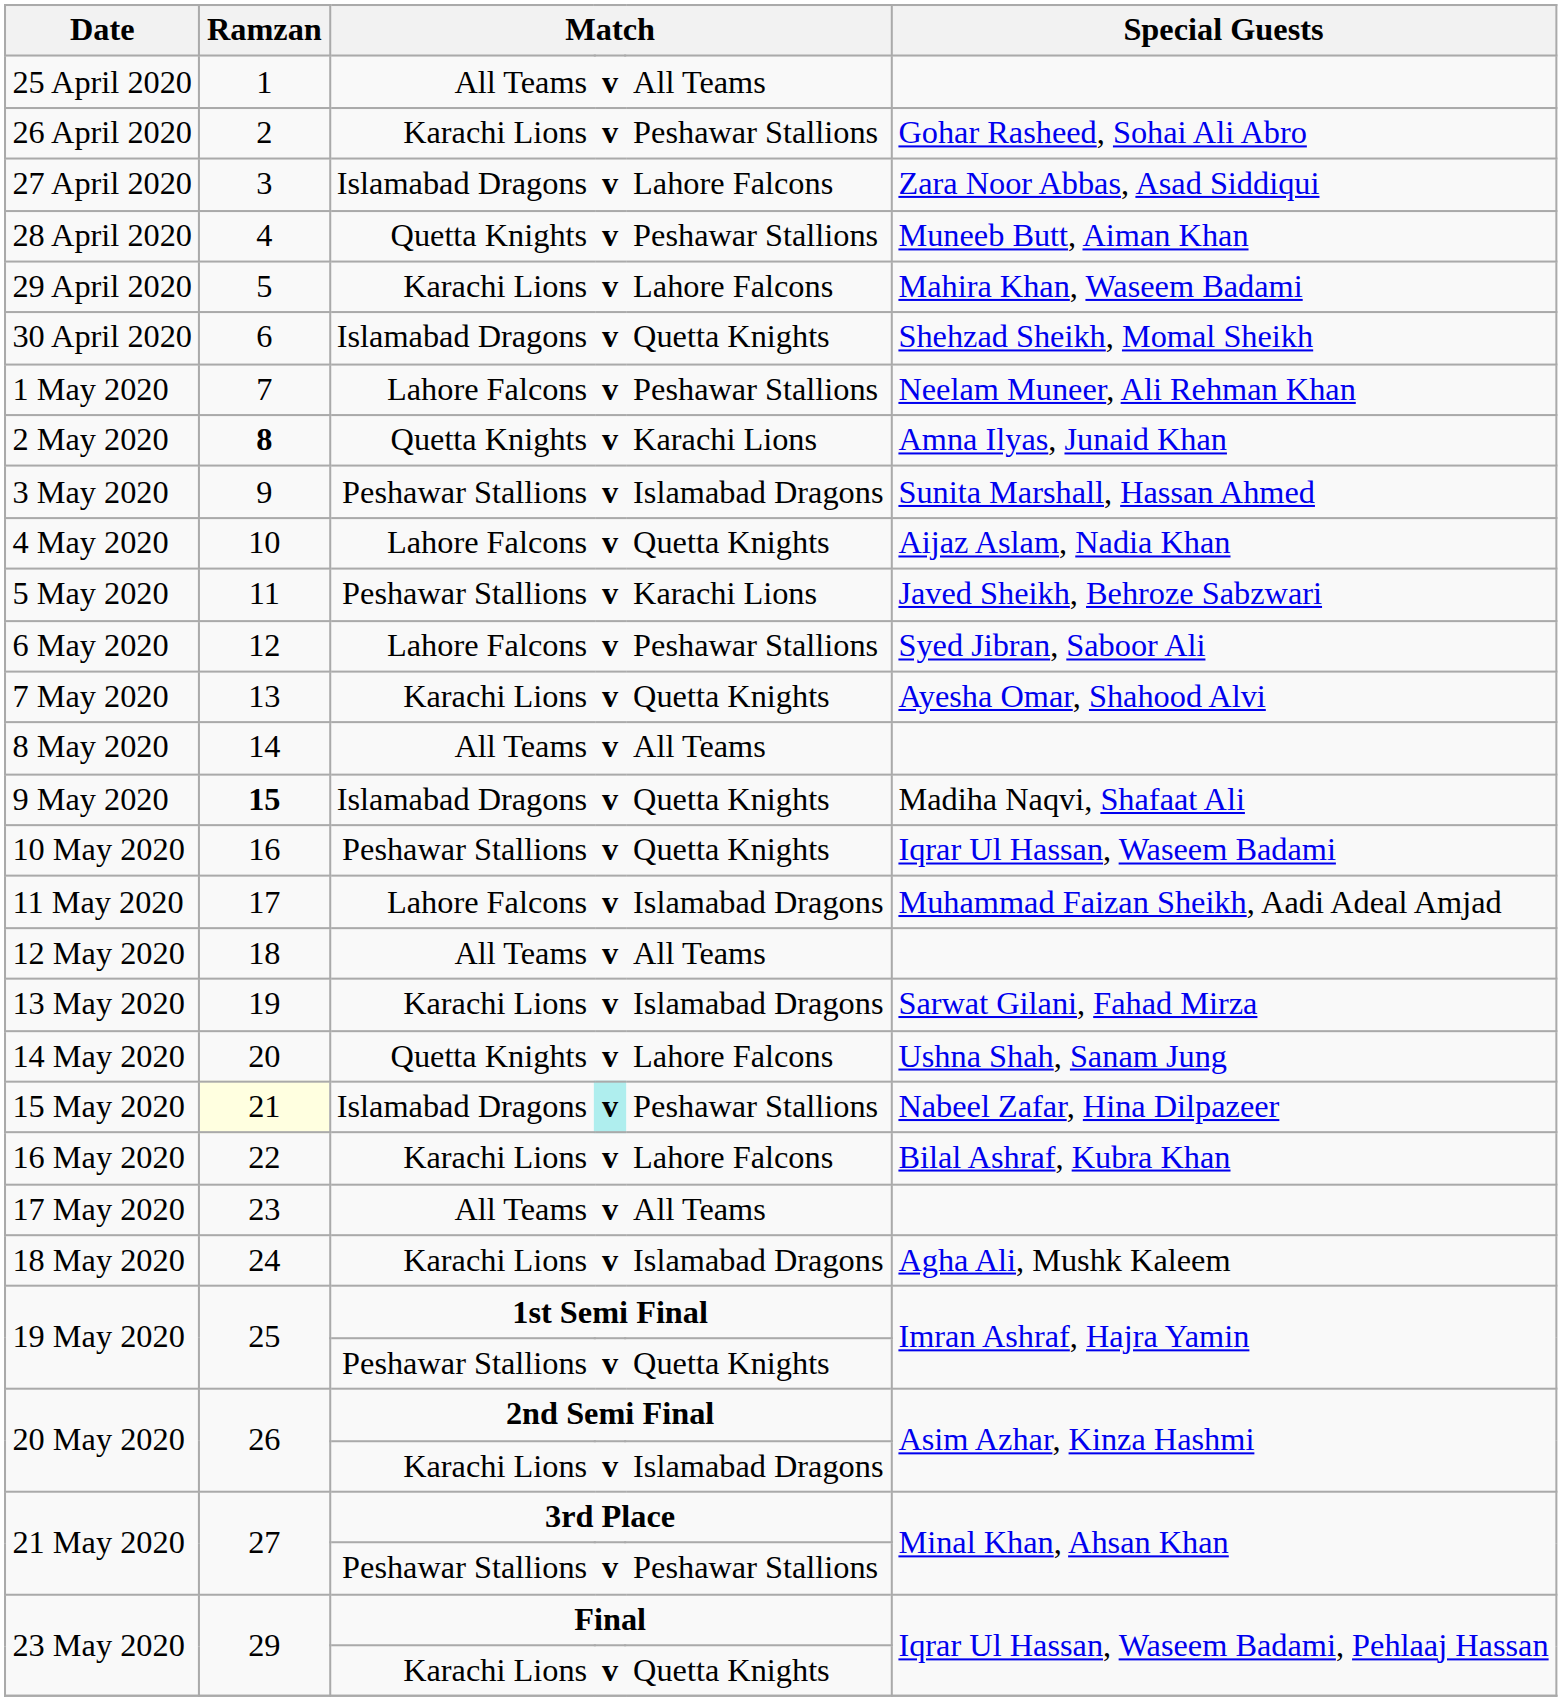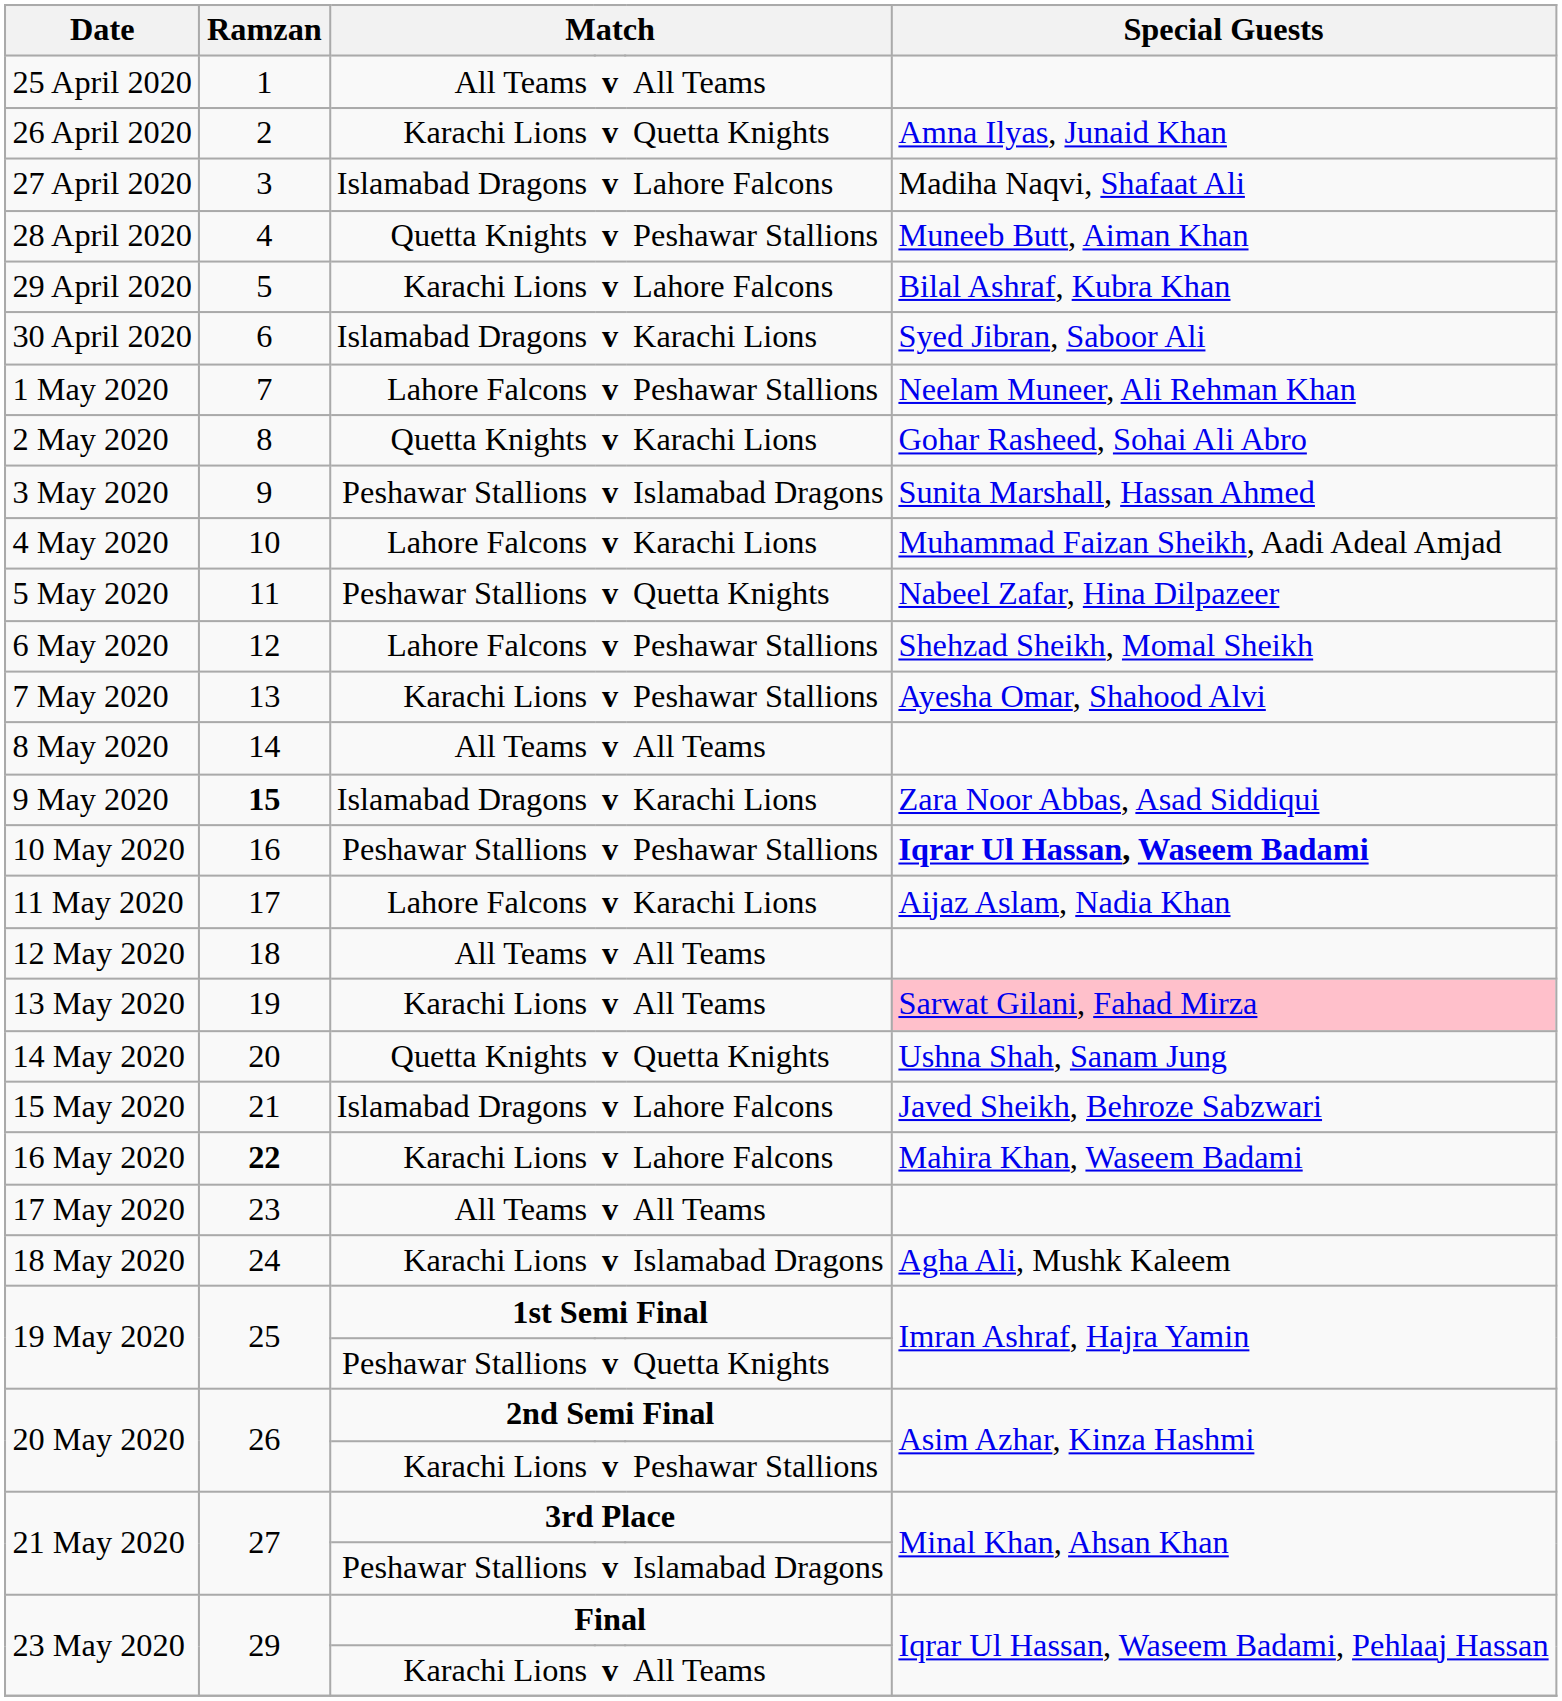(756, 132) Peshawar Stallions -> (731, 132) Quetta Knights
(1103, 132) Gohar Rasheed, Sohai Ali Abro -> (1063, 132) Amna Ilyas, Junaid Khan
(1109, 183) Zara Noor Abbas, Asad Siddiqui -> (1072, 183) Madiha Naqvi, Shafaat Ali
(1101, 286) Mahira Khan, Waseem Badami -> (1064, 286) Bilal Ashraf, Kubra Khan
(731, 337) Quetta Knights -> (725, 337) Karachi Lions
(1106, 337) Shehzad Sheikh, Momal Sheikh -> (1052, 337) Syed Jibran, Saboor Ali
(264, 440) bold -> (264, 440) normal
(1063, 440) Amna Ilyas, Junaid Khan -> (1103, 440) Gohar Rasheed, Sohai Ali Abro
(731, 542) Quetta Knights -> (725, 542) Karachi Lions
(1064, 542) Aijaz Aslam, Nadia Khan -> (1200, 542) Muhammad Faizan Sheikh, Aadi Adeal Amjad
(725, 593) Karachi Lions -> (731, 593) Quetta Knights
(1110, 593) Javed Sheikh, Behroze Sabzwari -> (1089, 593) Nabeel Zafar, Hina Dilpazeer
(1052, 645) Syed Jibran, Saboor Ali -> (1106, 645) Shehzad Sheikh, Momal Sheikh
(731, 696) Quetta Knights -> (756, 696) Peshawar Stallions
(731, 798) Quetta Knights -> (725, 798) Karachi Lions
(1072, 798) Madiha Naqvi, Shafaat Ali -> (1109, 798) Zara Noor Abbas, Asad Siddiqui
(731, 850) Quetta Knights -> (756, 850) Peshawar Stallions
(1117, 850) normal -> (1134, 850) bold
(758, 901) Islamabad Dragons -> (725, 901) Karachi Lions
(1200, 901) Muhammad Faizan Sheikh, Aadi Adeal Amjad -> (1064, 901) Aijaz Aslam, Nadia Khan
(758, 1004) Islamabad Dragons -> (699, 1004) All Teams
(1078, 1004) no background -> (1078, 1004) pink background
(733, 1055) Lahore Falcons -> (731, 1055) Quetta Knights
(264, 1106) lightyellow background -> (264, 1106) no background
(610, 1106) paleturquoise background -> (610, 1106) no background
(756, 1106) Peshawar Stallions -> (733, 1106) Lahore Falcons
(1089, 1106) Nabeel Zafar, Hina Dilpazeer -> (1110, 1106) Javed Sheikh, Behroze Sabzwari
(264, 1157) normal -> (264, 1157) bold
(1064, 1157) Bilal Ashraf, Kubra Khan -> (1101, 1157) Mahira Khan, Waseem Badami
(758, 1465) Islamabad Dragons -> (756, 1465) Peshawar Stallions
(756, 1567) Peshawar Stallions -> (758, 1567) Islamabad Dragons
(731, 1670) Quetta Knights -> (699, 1670) All Teams
